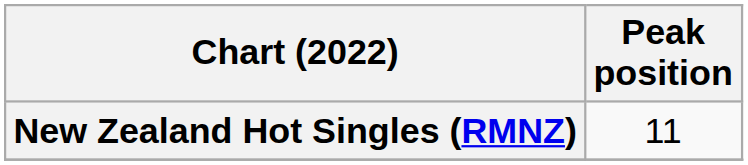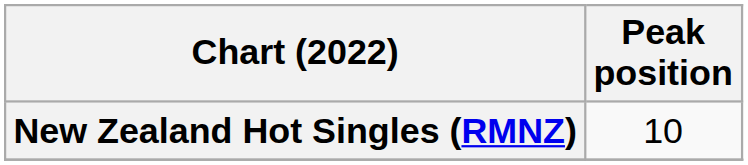(663, 130) 11 -> (663, 130) 10
